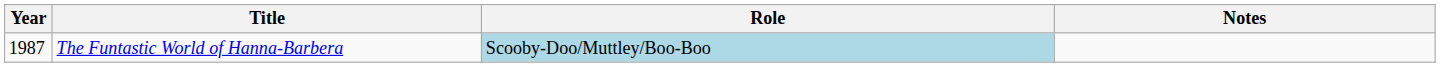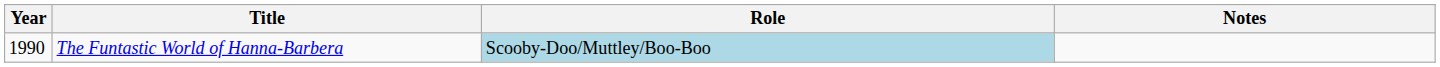(27, 47) 1987 -> (27, 47) 1990
